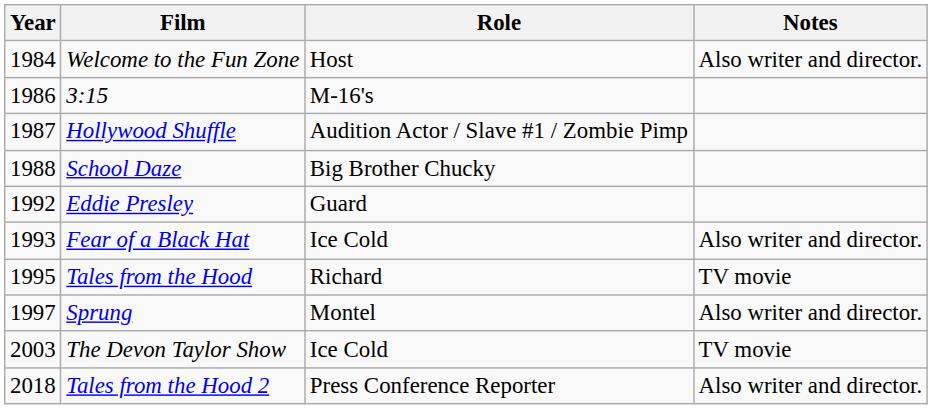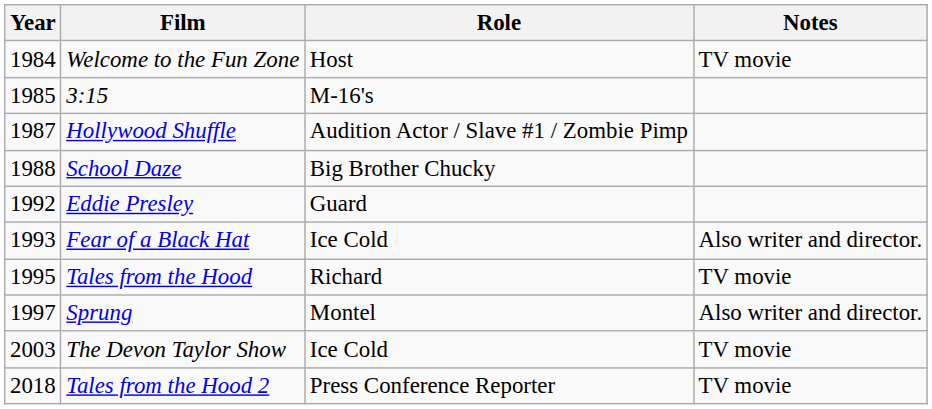(810, 58) Also writer and director. -> (745, 58) TV movie
(33, 95) 1986 -> (33, 95) 1985
(810, 385) Also writer and director. -> (745, 385) TV movie
